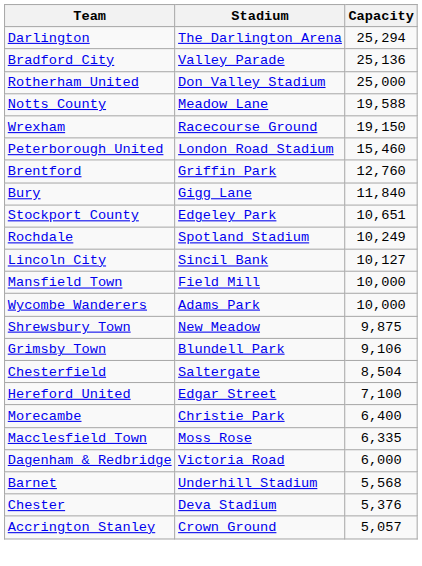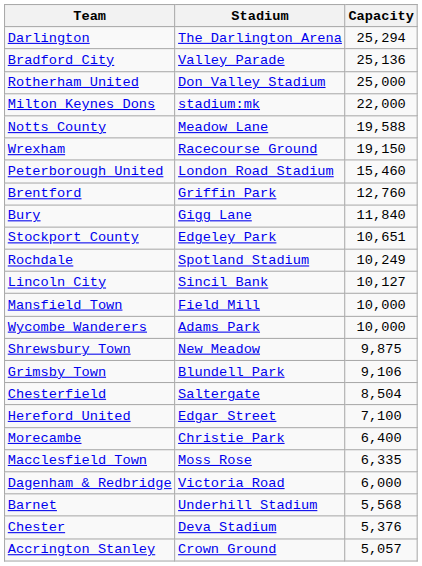+ row: (82, 105)
